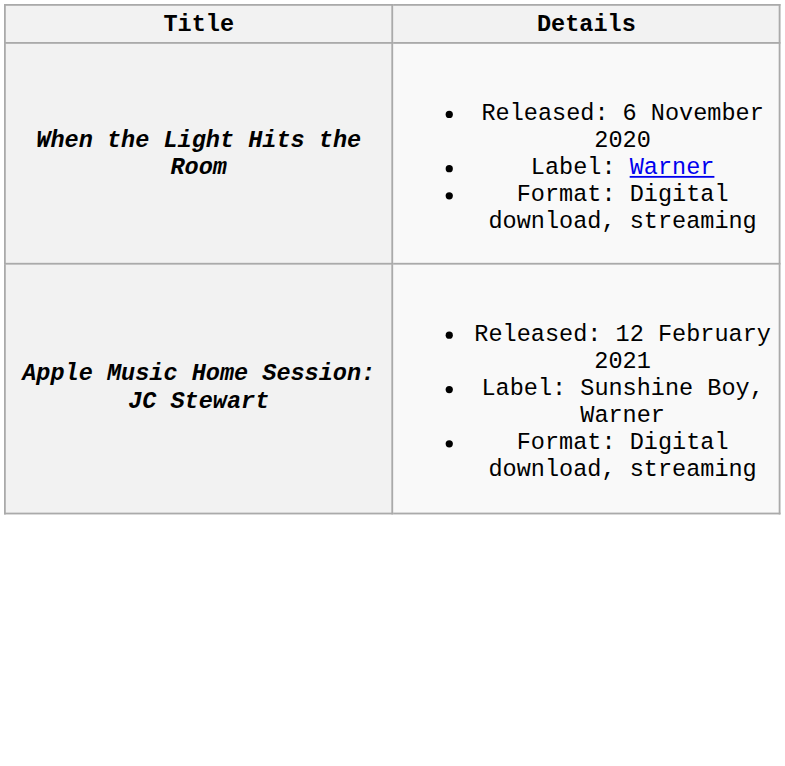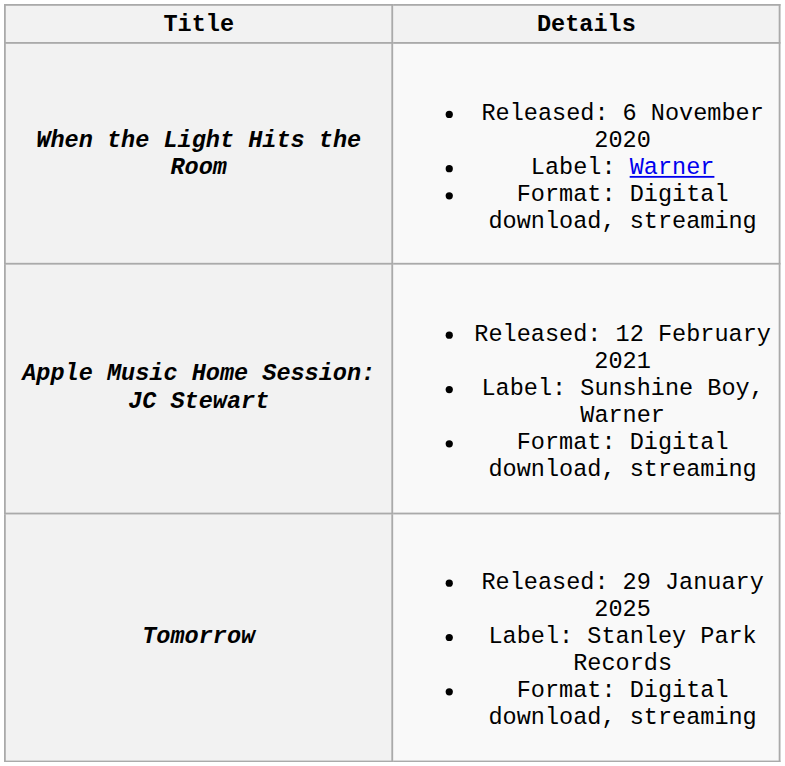+ row: (199, 637)
